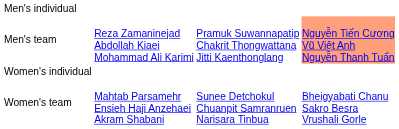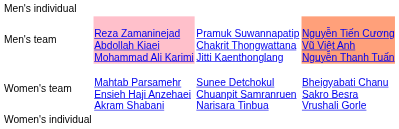(144, 45) no background -> (144, 45) pink background
rows swapped: (48, 71) <-> (38, 102)
